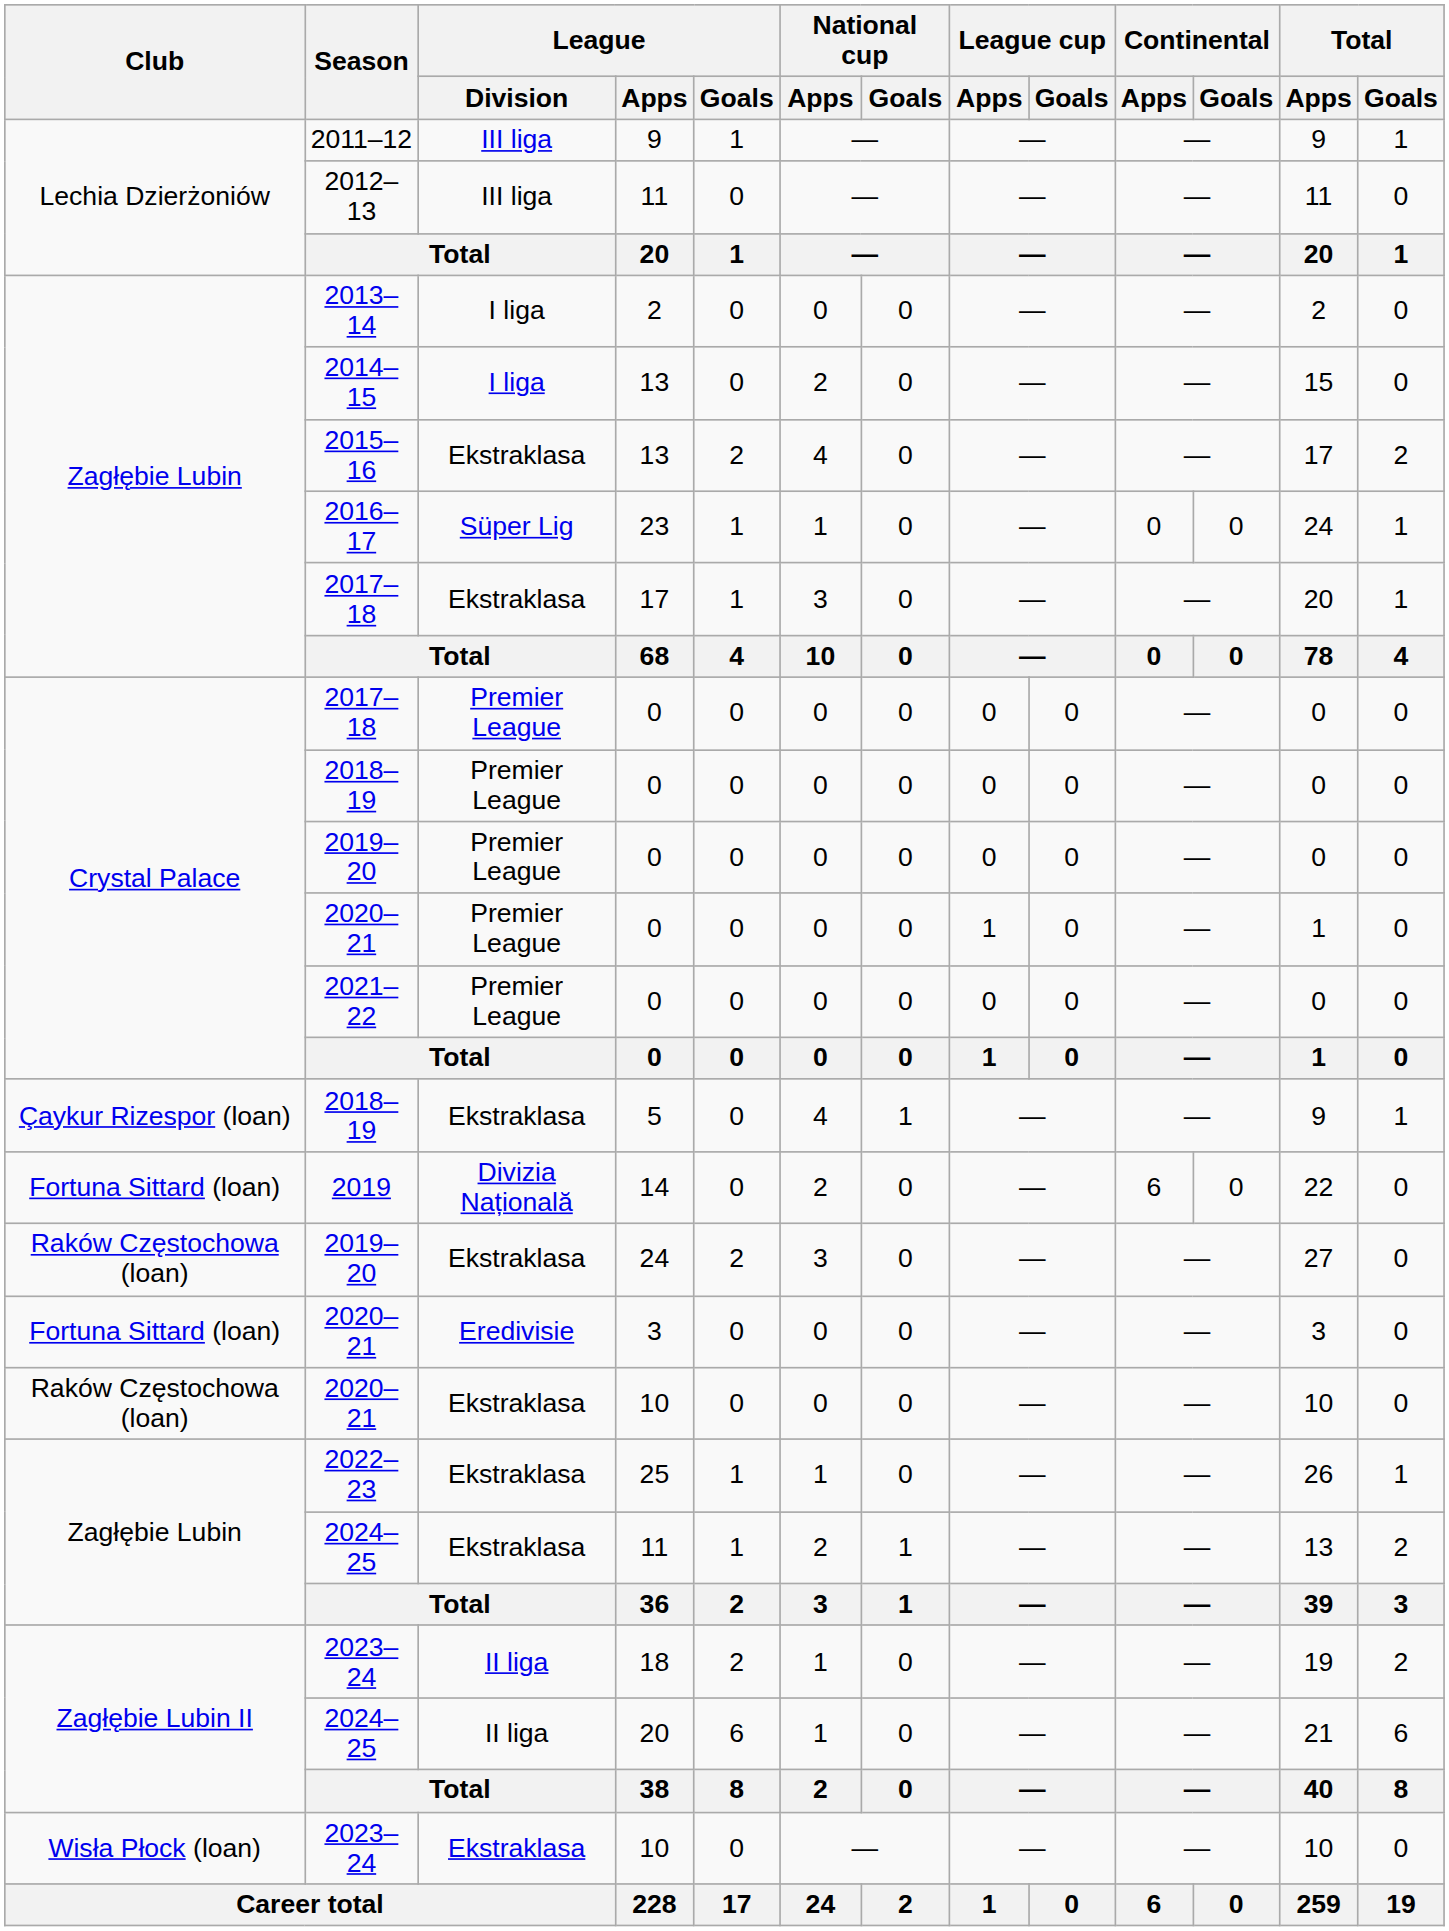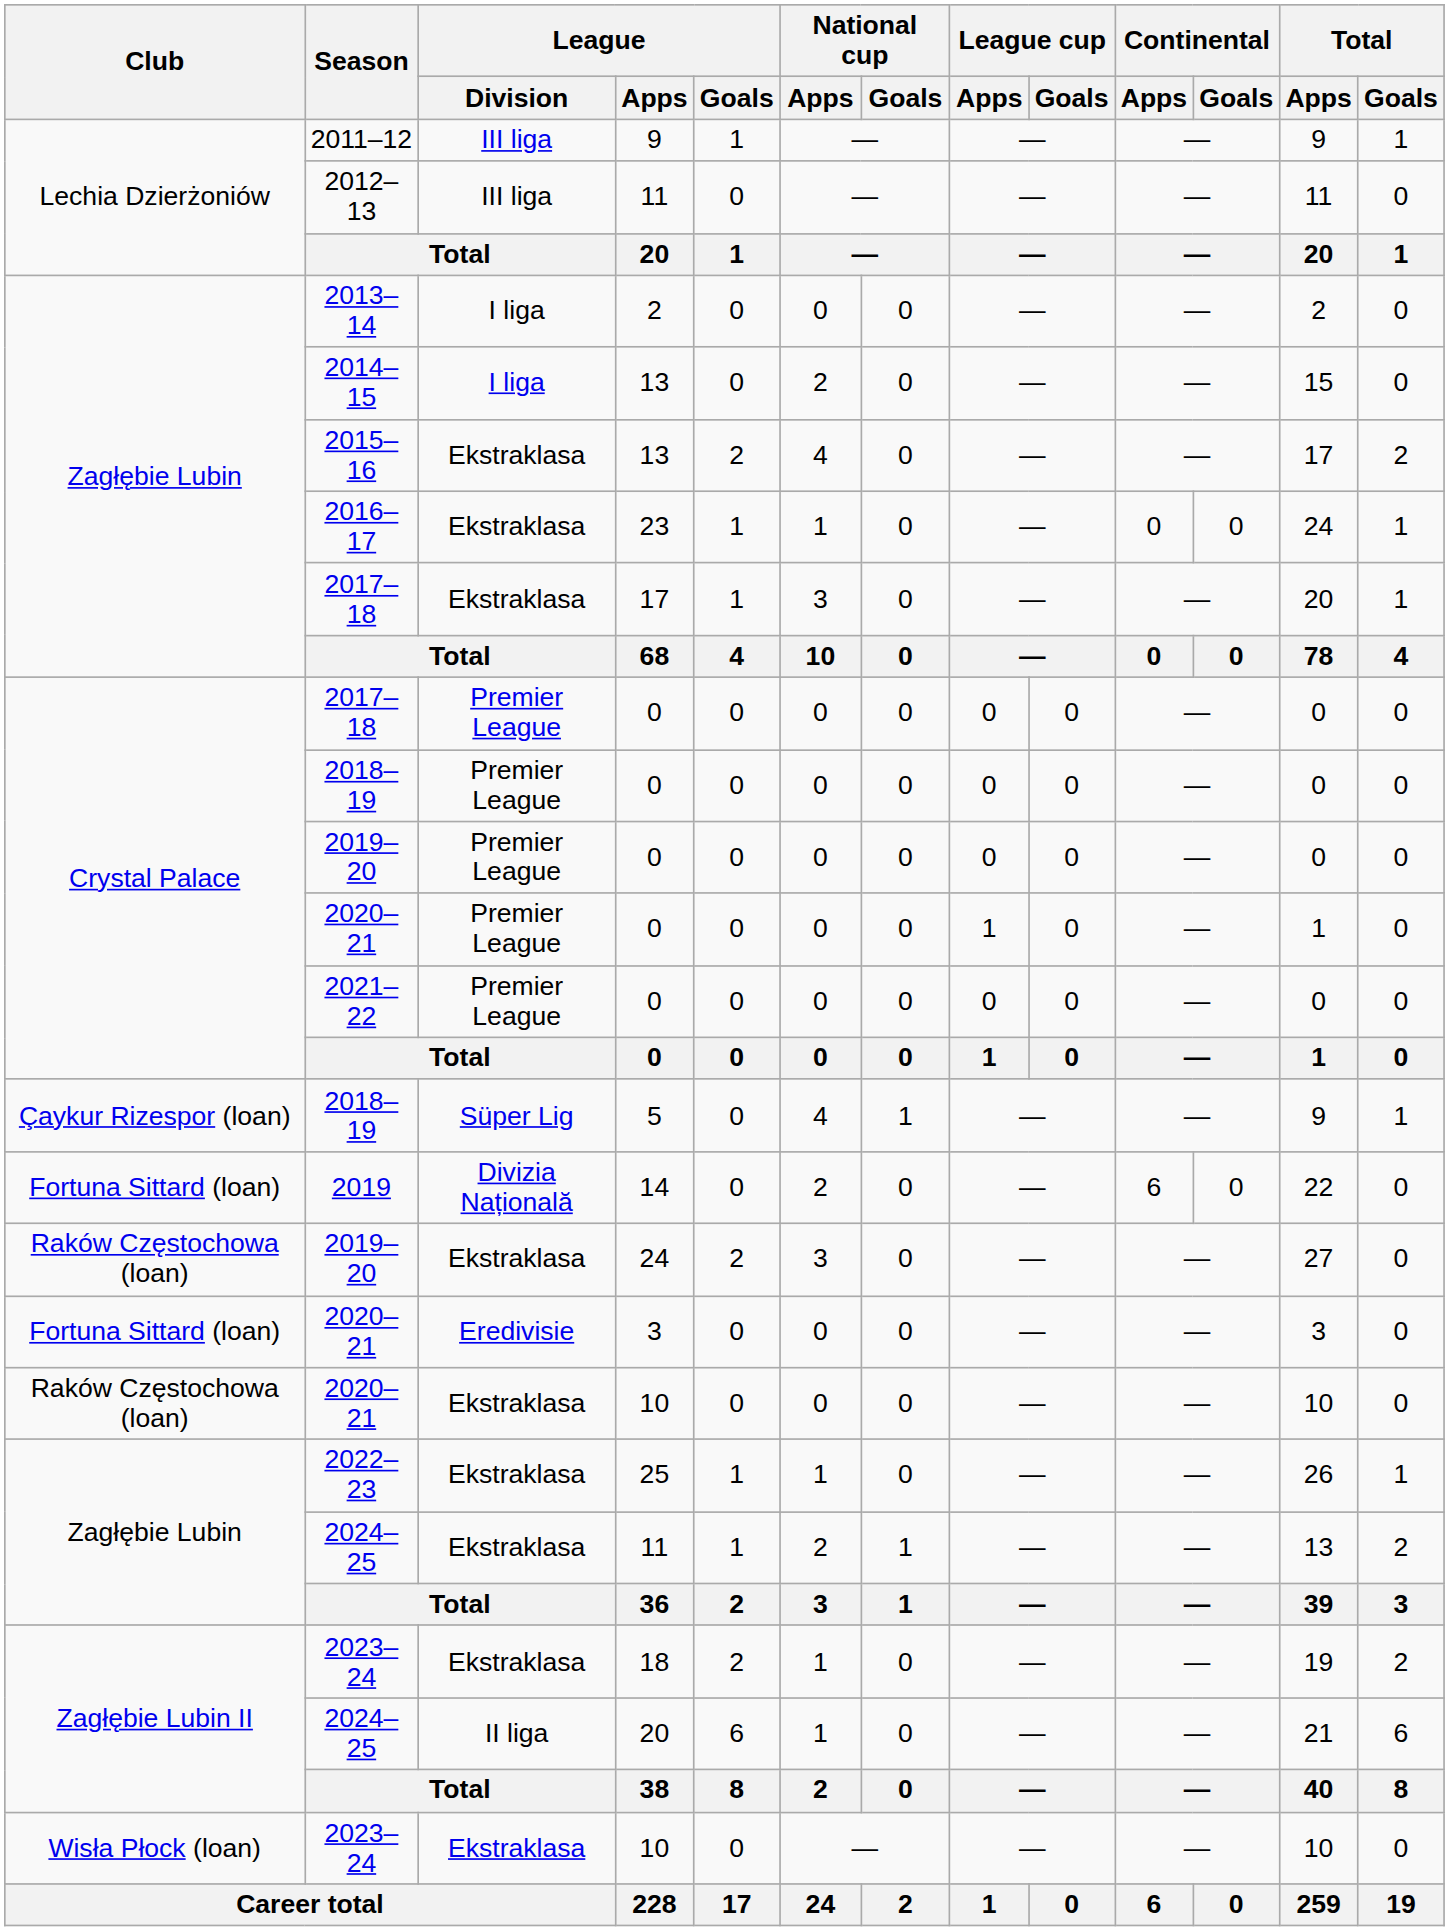(517, 526) Süper Lig -> (517, 526) Ekstraklasa
(517, 1115) Ekstraklasa -> (517, 1115) Süper Lig
(517, 1661) II liga -> (517, 1661) Ekstraklasa
